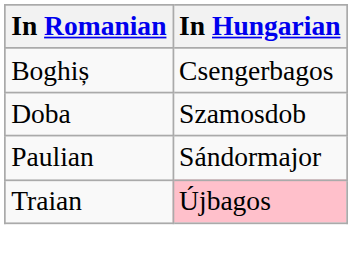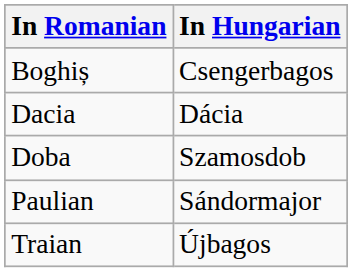+ row: (43, 113)
(225, 200) pink background -> (225, 244) no background
